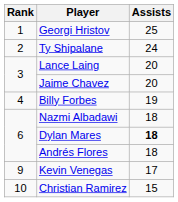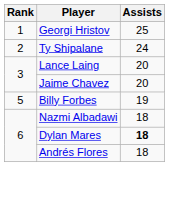(20, 100) 4 -> (20, 100) 5
- row: (76, 170)
- row: (83, 188)
